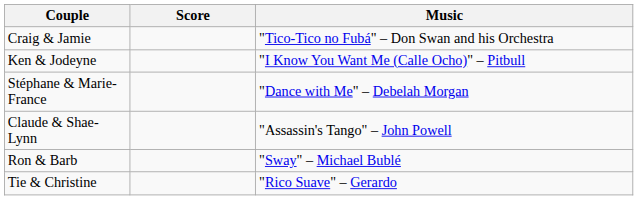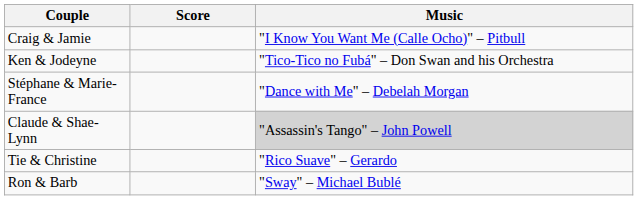(406, 38) "Tico-Tico no Fubá" – Don Swan and his Orchestra -> (392, 38) "I Know You Want Me (Calle Ocho)" – Pitbull
(392, 60) "I Know You Want Me (Calle Ocho)" – Pitbull -> (406, 60) "Tico-Tico no Fubá" – Don Swan and his Orchestra
(355, 130) no background -> (355, 130) lightgrey background
rows swapped: (52, 183) <-> (43, 160)
